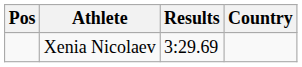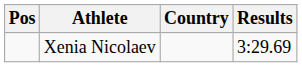columns swapped: (260, 18) <-> (192, 18)
